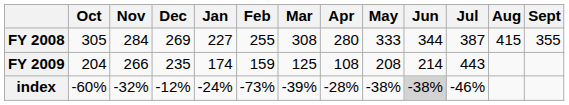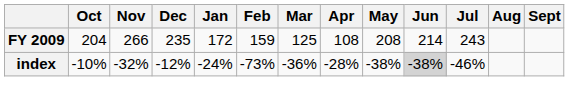- row: (36, 40)
(220, 64) 174 -> (220, 40) 172
(472, 64) 443 -> (472, 40) 243
(89, 87) -60% -> (89, 64) -10%
(299, 87) -39% -> (299, 64) -36%
